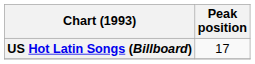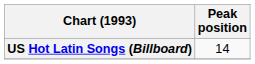(222, 48) 17 -> (222, 48) 14
